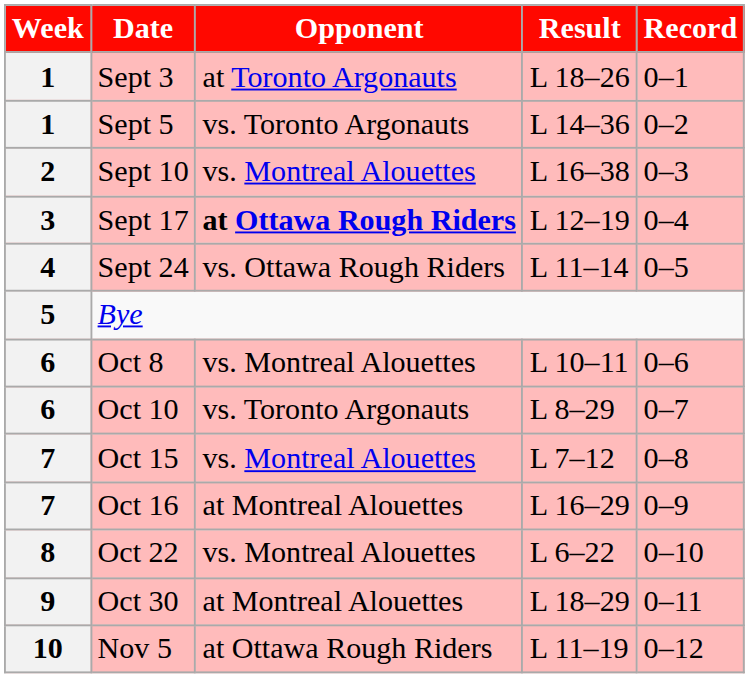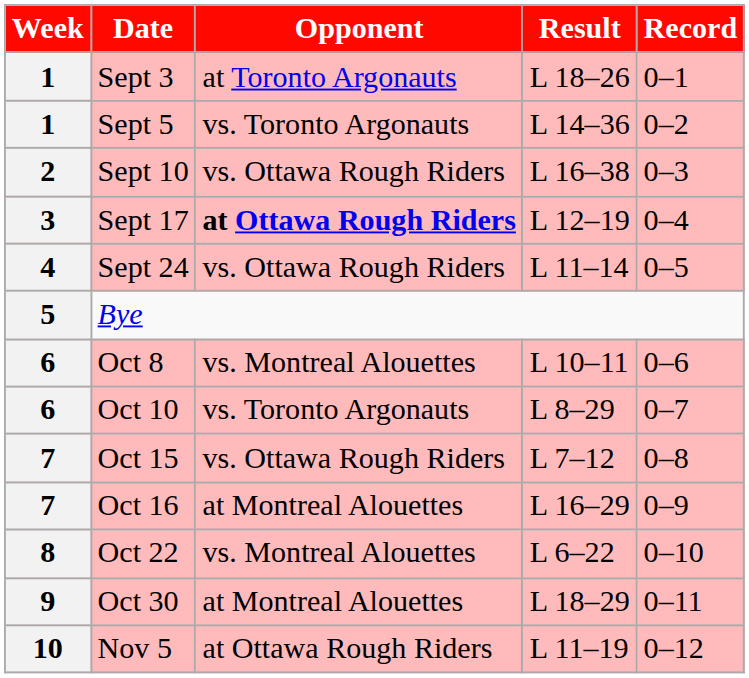(339, 171) vs. Montreal Alouettes -> (354, 171) vs. Ottawa Rough Riders
(339, 457) vs. Montreal Alouettes -> (354, 457) vs. Ottawa Rough Riders
